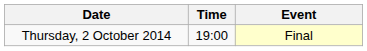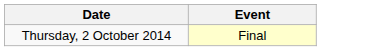- column: (212, 14)
